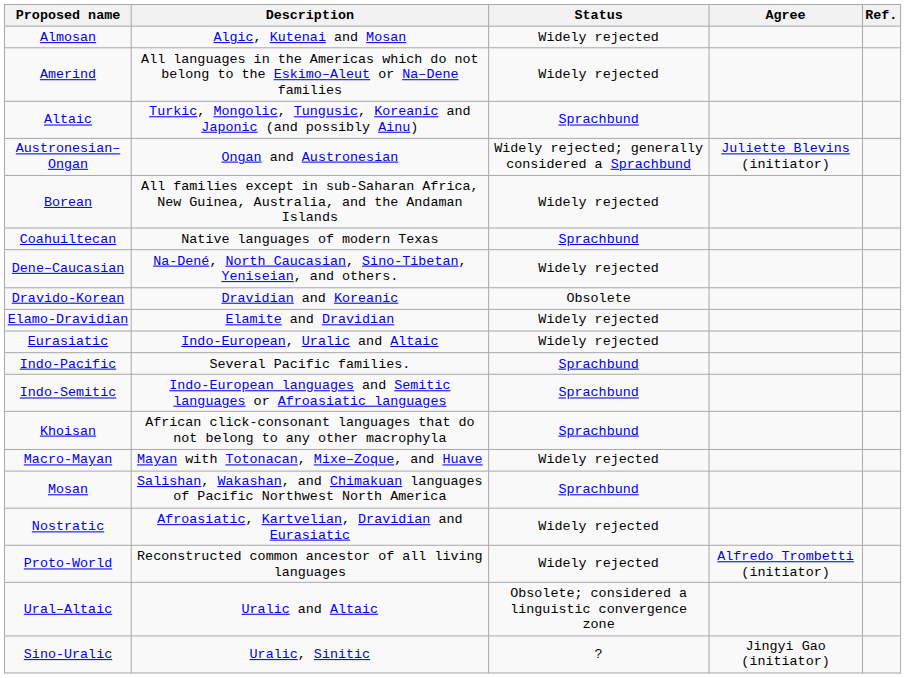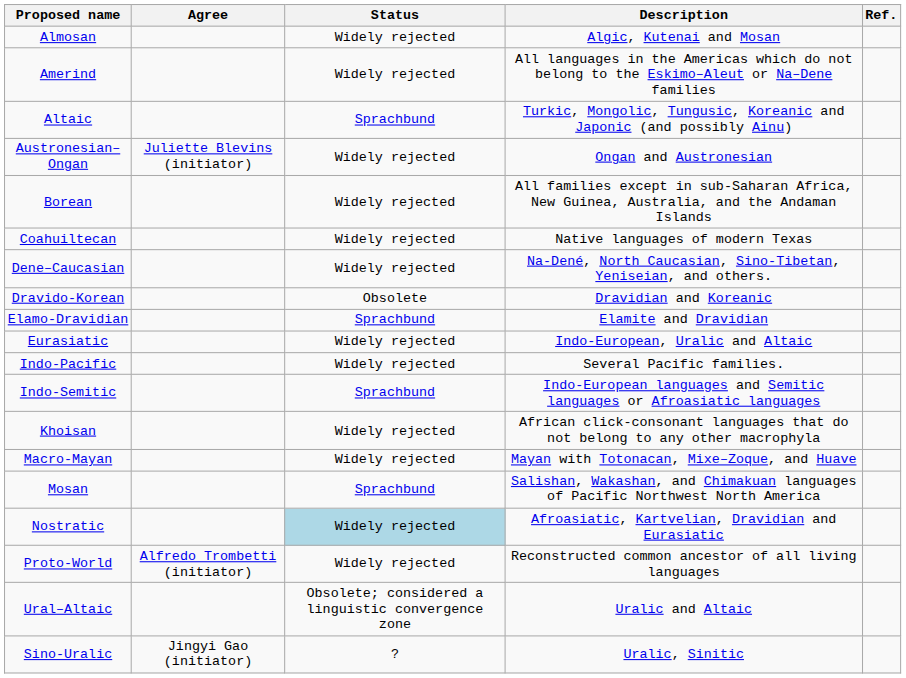columns swapped: (310, 15) <-> (786, 15)
(599, 157) Widely rejected; generally considered a Sprachbund -> (395, 157) Widely rejected
(599, 239) Sprachbund -> (395, 239) Widely rejected
(599, 320) Widely rejected -> (395, 320) Sprachbund
(599, 364) Sprachbund -> (395, 364) Widely rejected
(599, 430) Sprachbund -> (395, 430) Widely rejected
(599, 527) no background -> (395, 527) lightblue background
